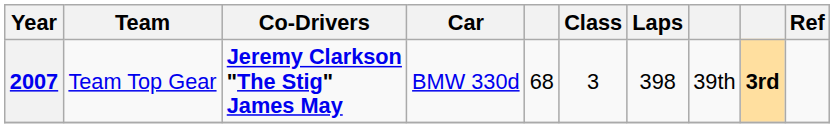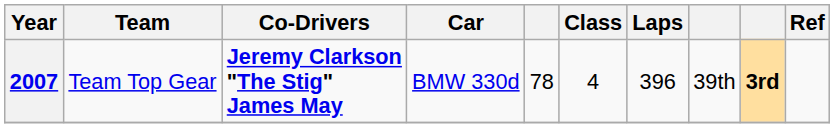(542, 81) 68 -> (542, 81) 78
(593, 81) 3 -> (593, 81) 4
(658, 81) 398 -> (658, 81) 396
